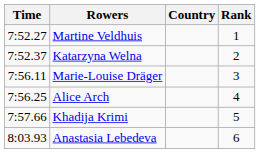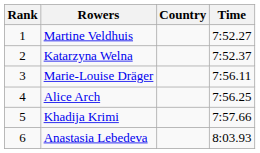columns swapped: (236, 14) <-> (27, 14)
